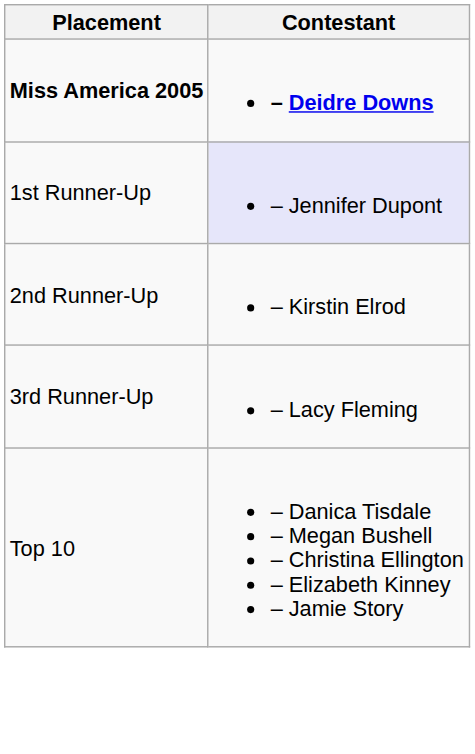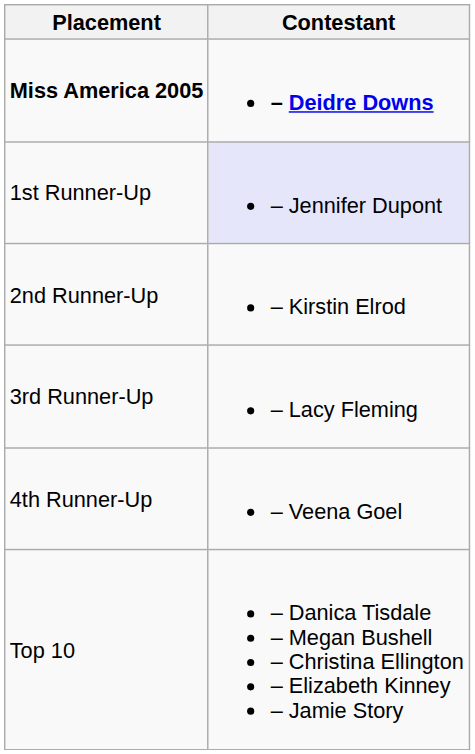+ row: (81, 499)
